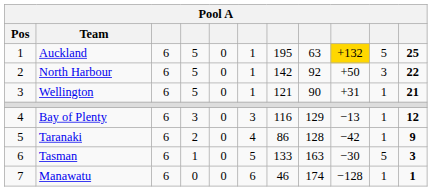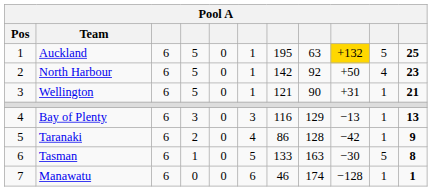(384, 72) 3 -> (384, 72) 4
(413, 72) 22 -> (413, 72) 23
(413, 117) 12 -> (413, 117) 13
(413, 156) 3 -> (413, 156) 8
